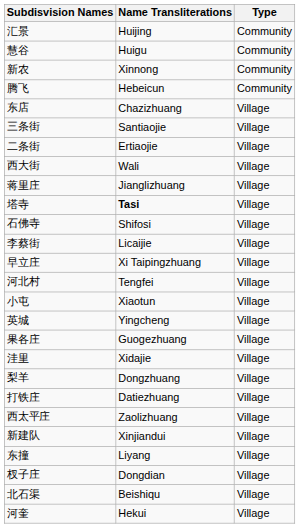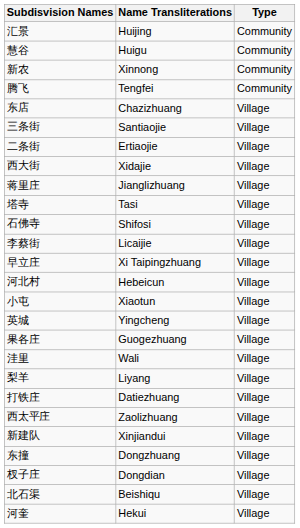(141, 89) Hebeicun -> (136, 89) Tengfei
(129, 166) Wali -> (135, 166) Xidajie
(129, 205) bold -> (128, 205) normal
(136, 282) Tengfei -> (141, 282) Hebeicun
(135, 359) Xidajie -> (129, 359) Wali
(149, 378) Dongzhuang -> (134, 378) Liyang
(134, 455) Liyang -> (149, 455) Dongzhuang
